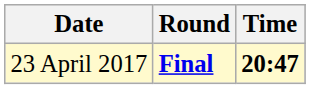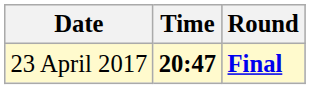columns swapped: (270, 24) <-> (194, 24)
